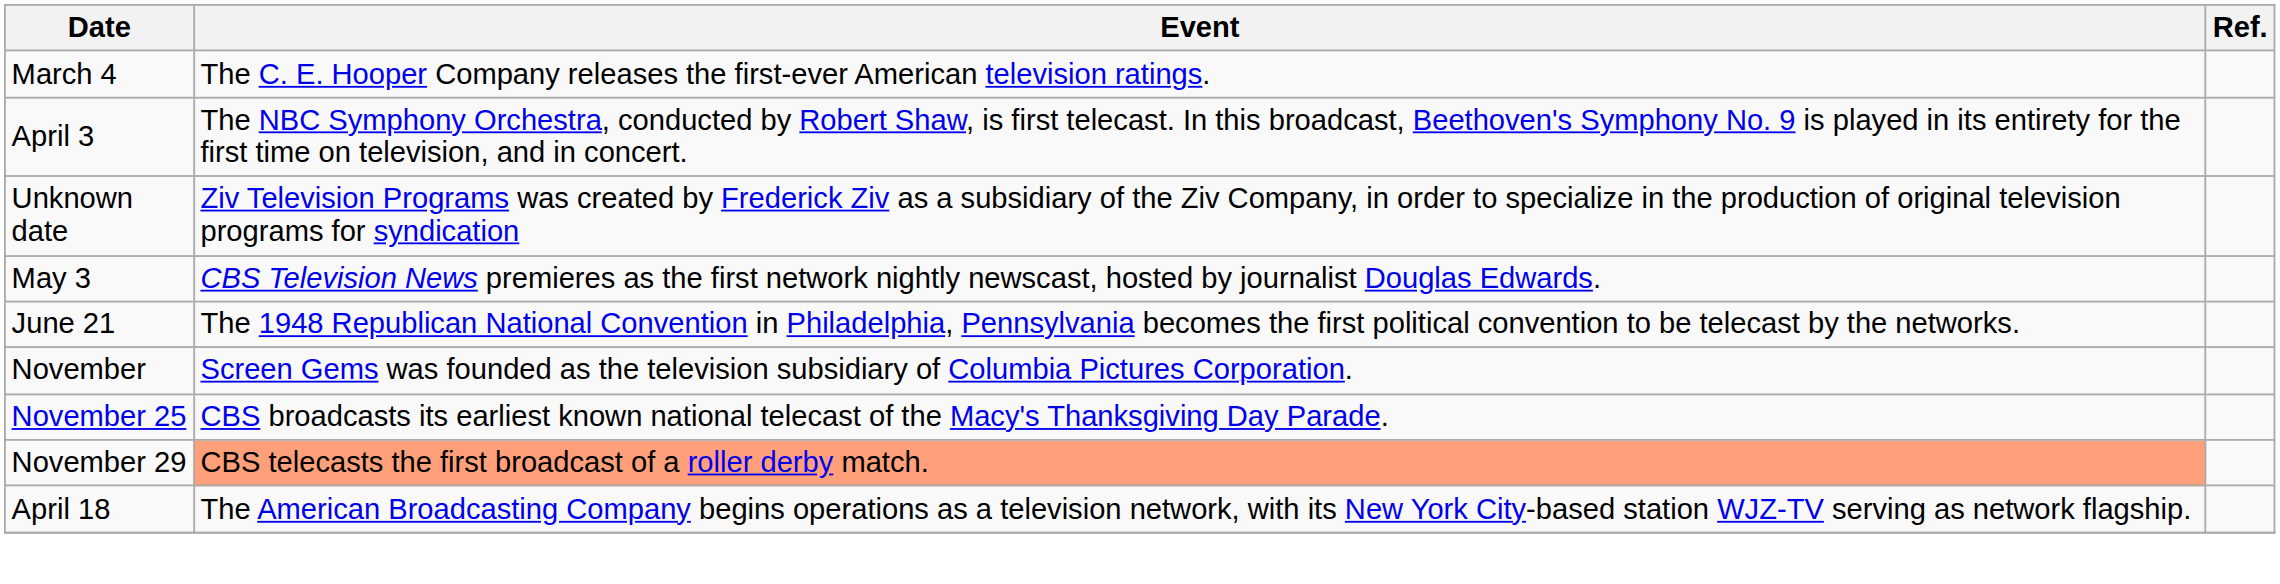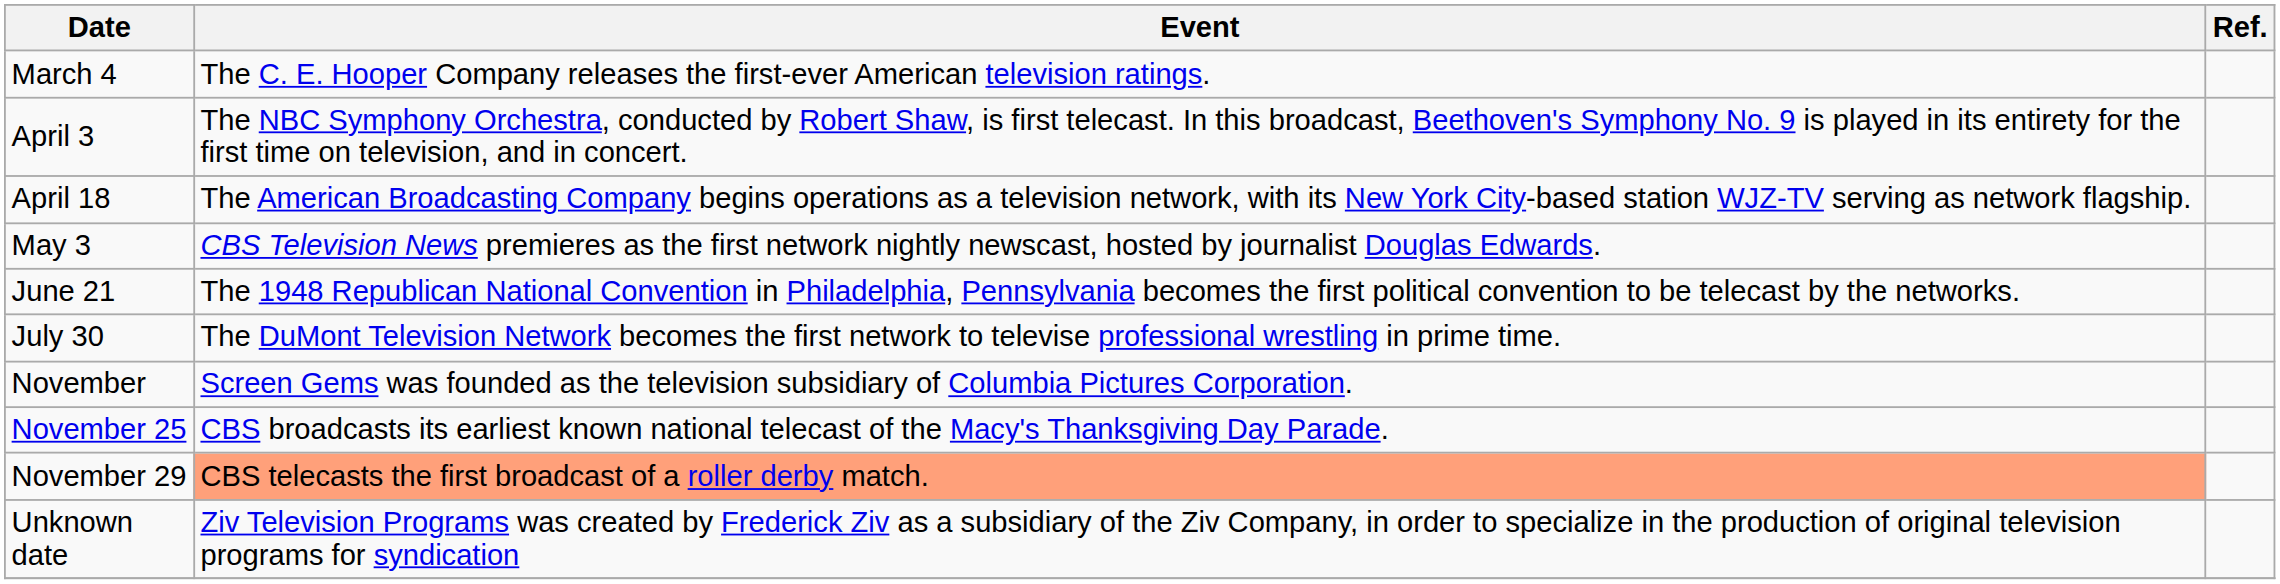rows swapped: (61, 508) <-> (72, 215)
+ row: (58, 337)
